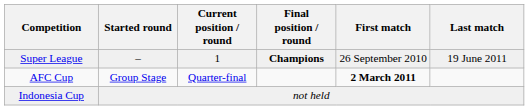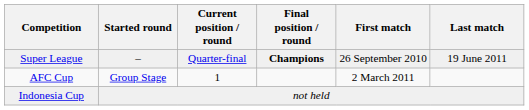(217, 59) 1 -> (217, 59) Quarter-final
(217, 77) Quarter-final -> (217, 77) 1
(383, 77) bold -> (383, 77) normal
